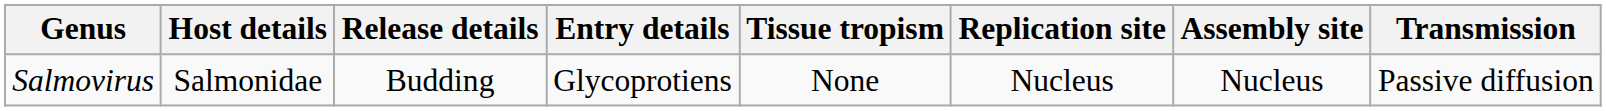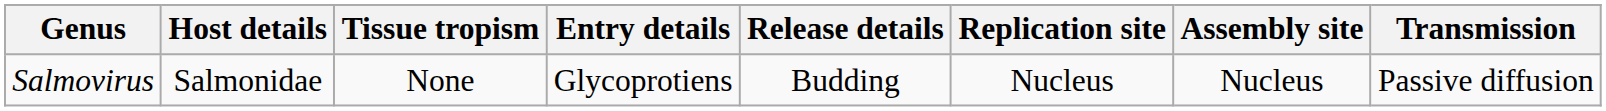columns swapped: (845, 29) <-> (440, 29)
